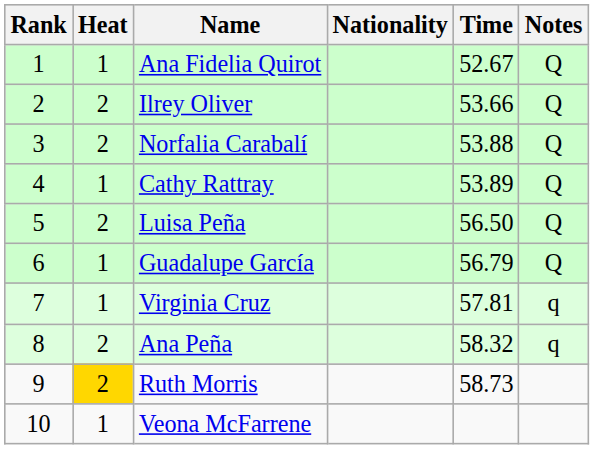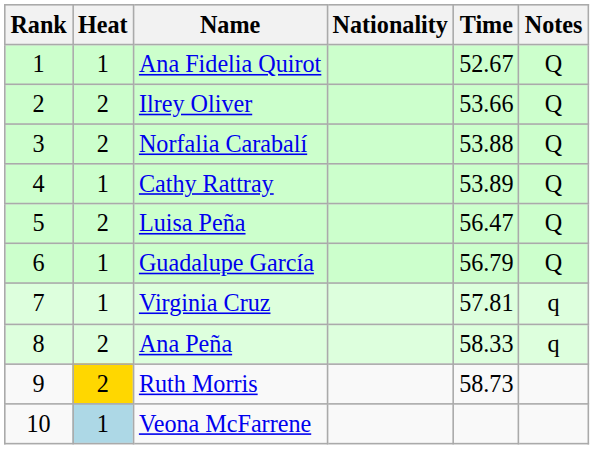(486, 223) 56.50 -> (486, 223) 56.47
(486, 343) 58.32 -> (486, 343) 58.33
(103, 423) no background -> (103, 423) lightblue background
